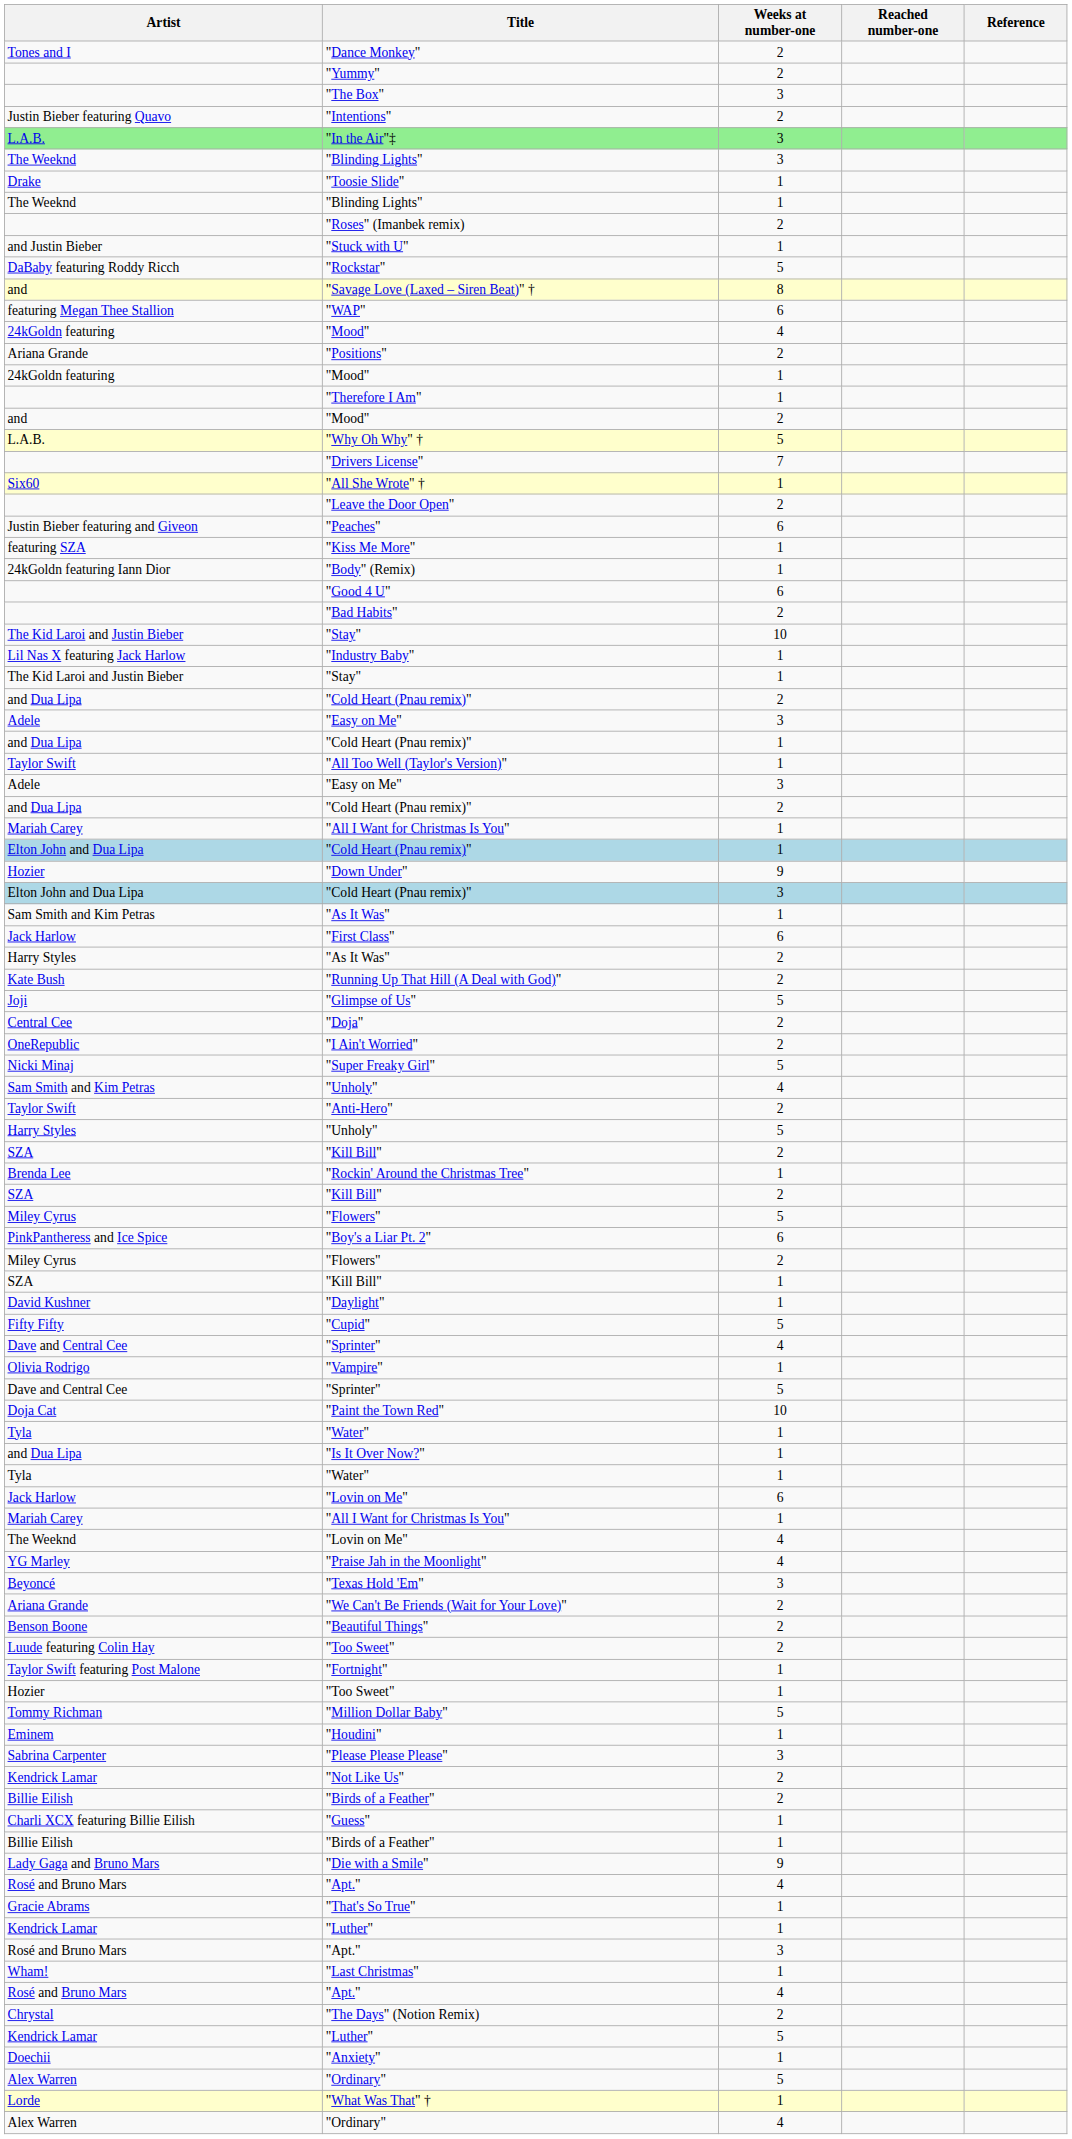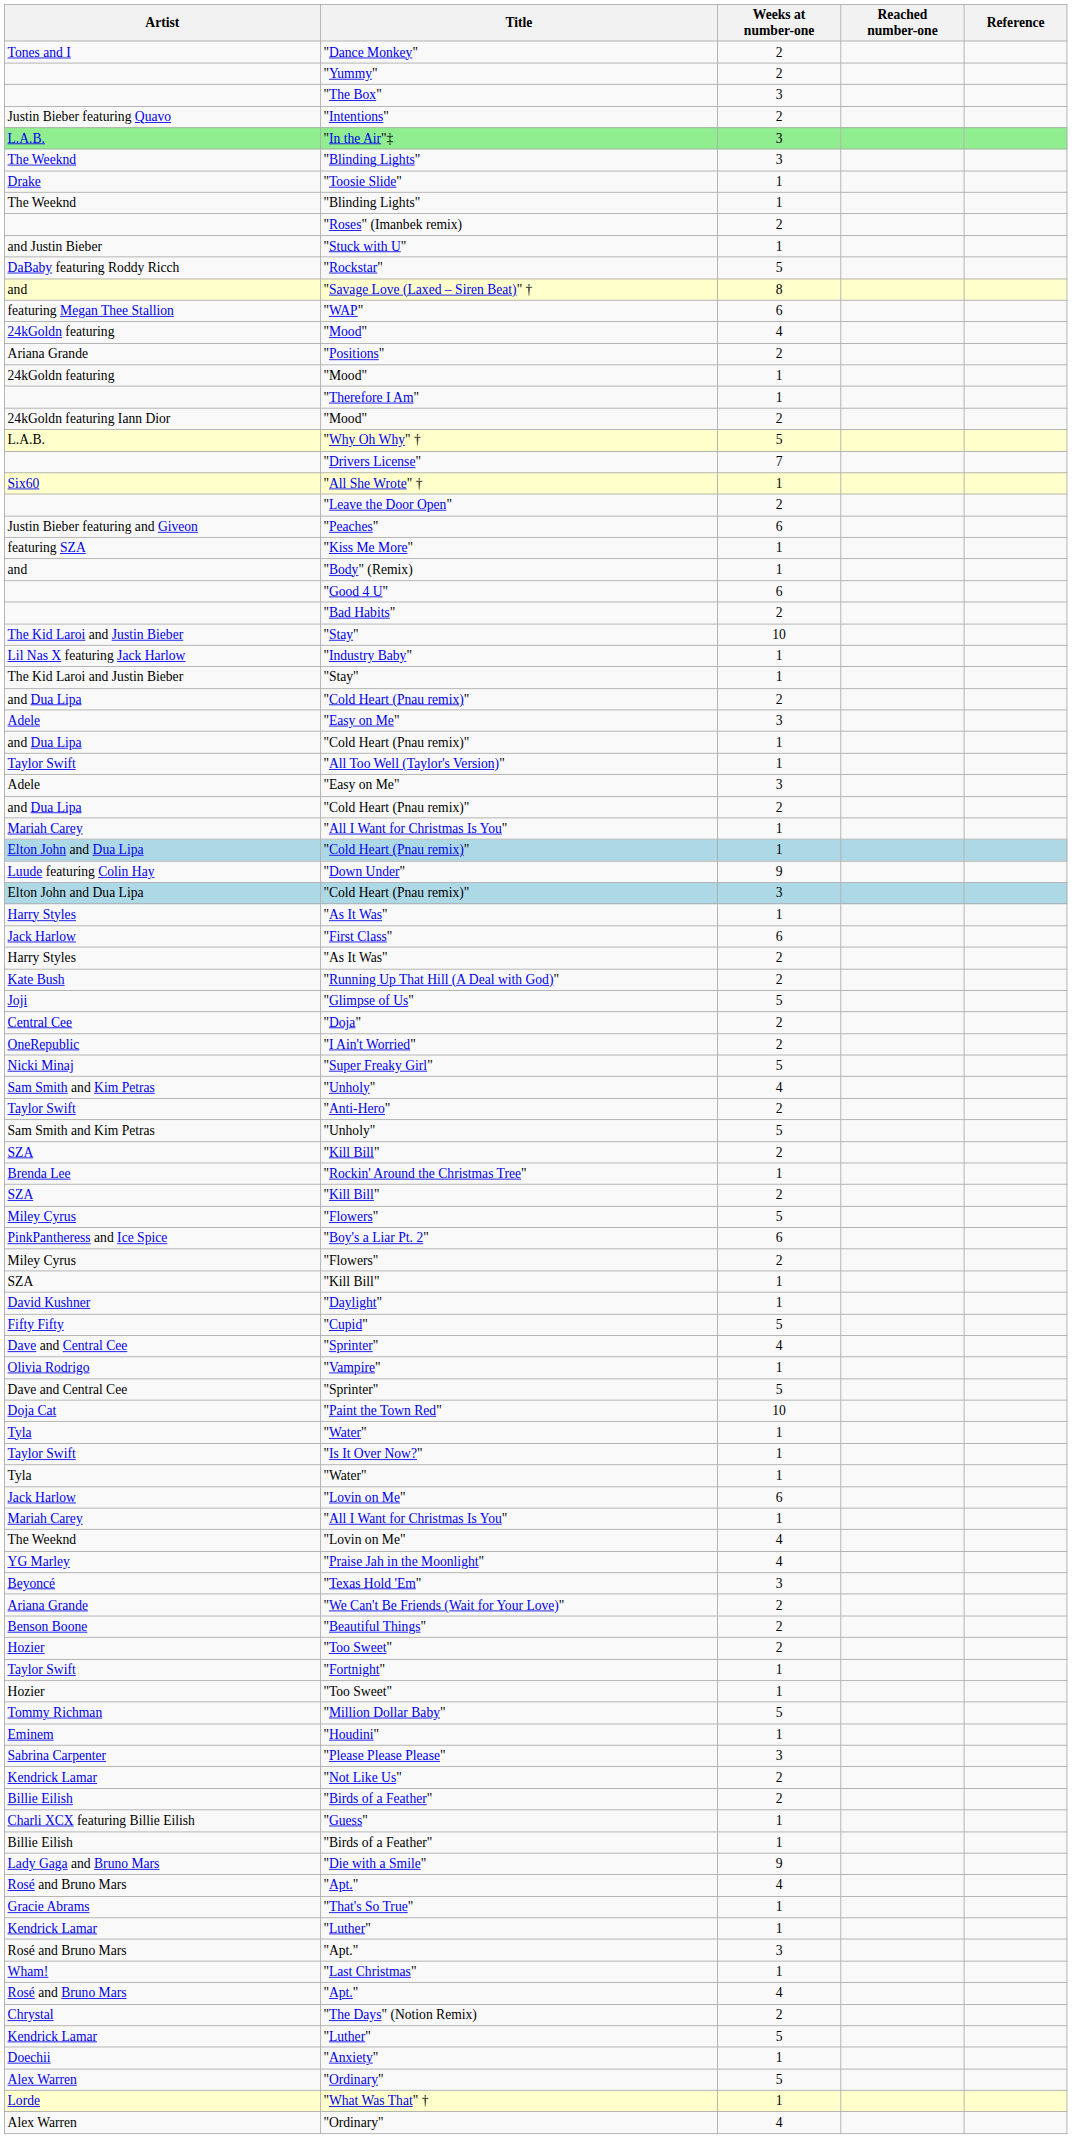(17, 418) and -> (89, 418) 24kGoldn featuring Iann Dior
(89, 569) 24kGoldn featuring Iann Dior -> (17, 569) and
(26, 871) Hozier -> (81, 871) Luude featuring Colin Hay
(81, 914) Sam Smith and Kim Petras -> (42, 914) Harry Styles
(42, 1130) Harry Styles -> (81, 1130) Sam Smith and Kim Petras
(45, 1454) and Dua Lipa -> (42, 1454) Taylor Swift
(81, 1648) Luude featuring Colin Hay -> (26, 1648) Hozier
(104, 1669) Taylor Swift featuring Post Malone -> (42, 1669) Taylor Swift
